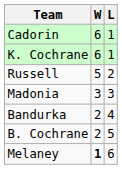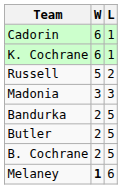(111, 114) 4 -> (111, 114) 5
+ row: (29, 134)
